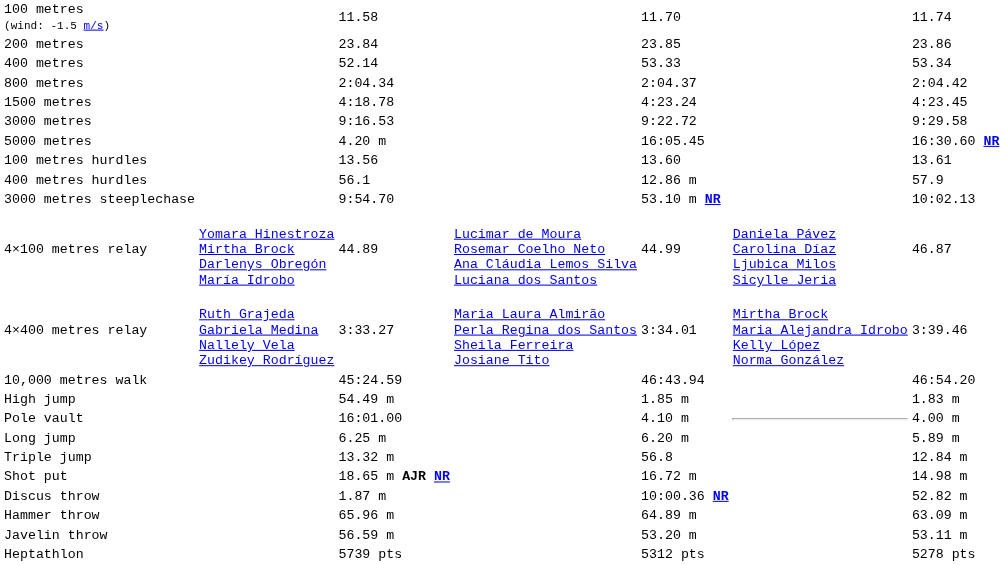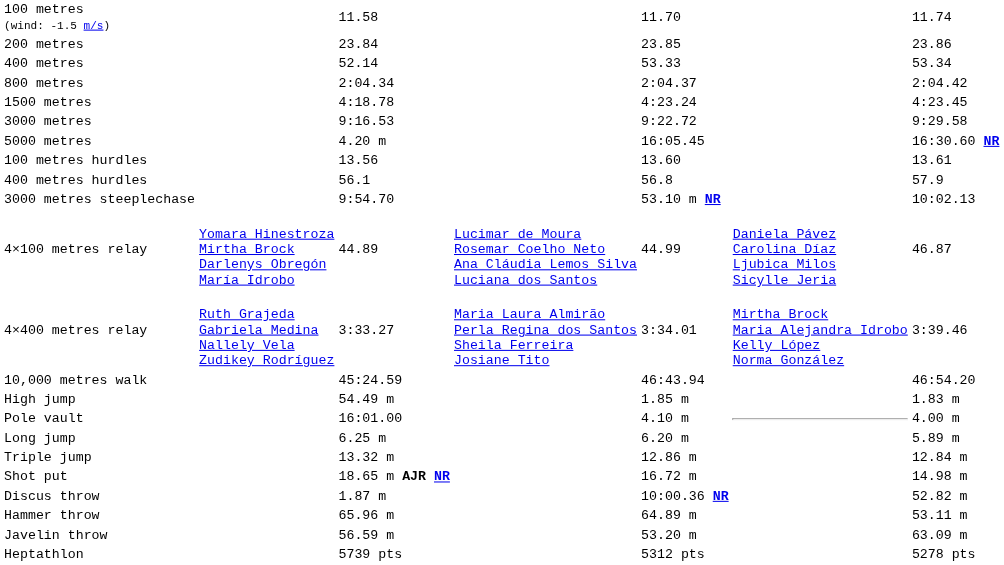(669, 180) 12.86 m -> (657, 180) 56.8
(657, 457) 56.8 -> (669, 457) 12.86 m
(940, 516) 63.09 m -> (940, 516) 53.11 m
(940, 535) 53.11 m -> (940, 535) 63.09 m
